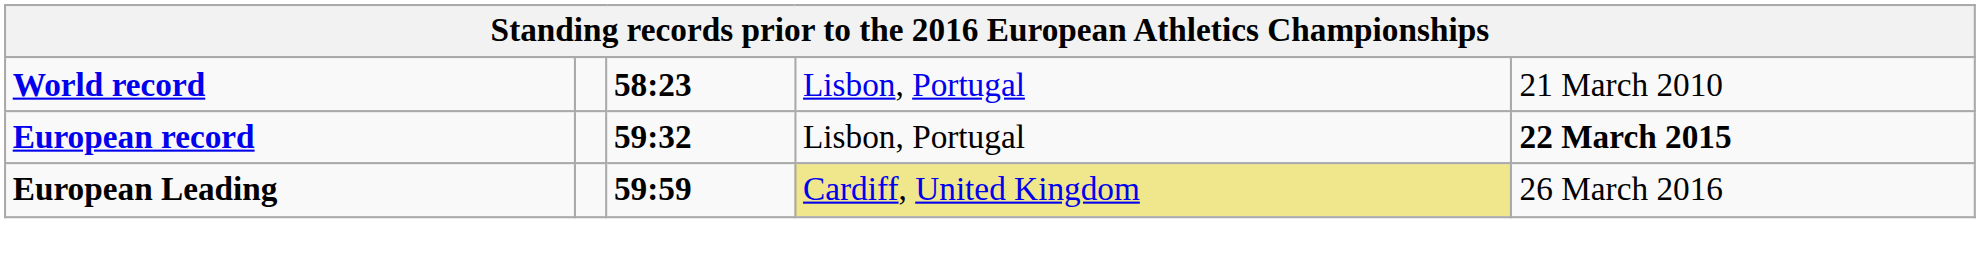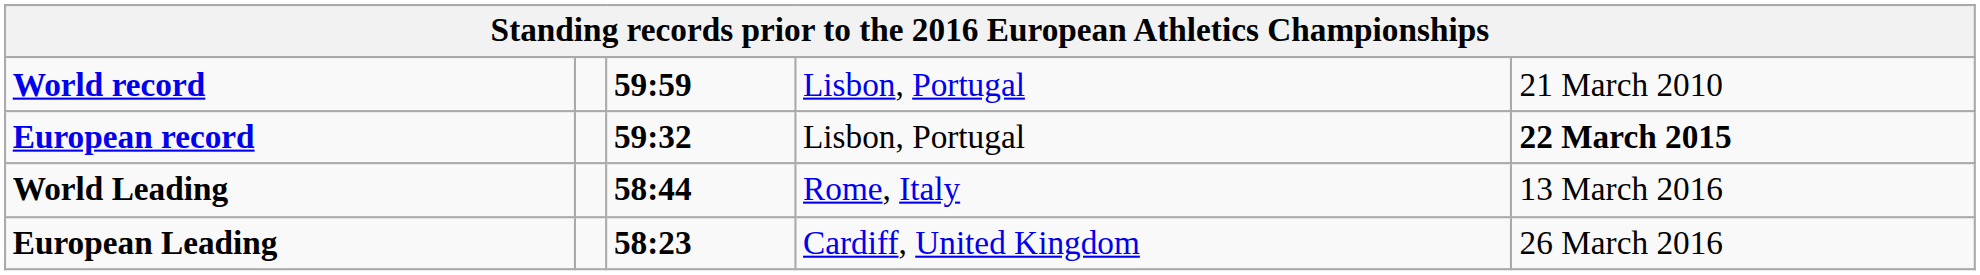(653, 83) 58:23 -> (653, 83) 59:59
+ row: (120, 189)
(653, 189) 59:59 -> (653, 242) 58:23
(971, 189) khaki background -> (971, 242) no background
